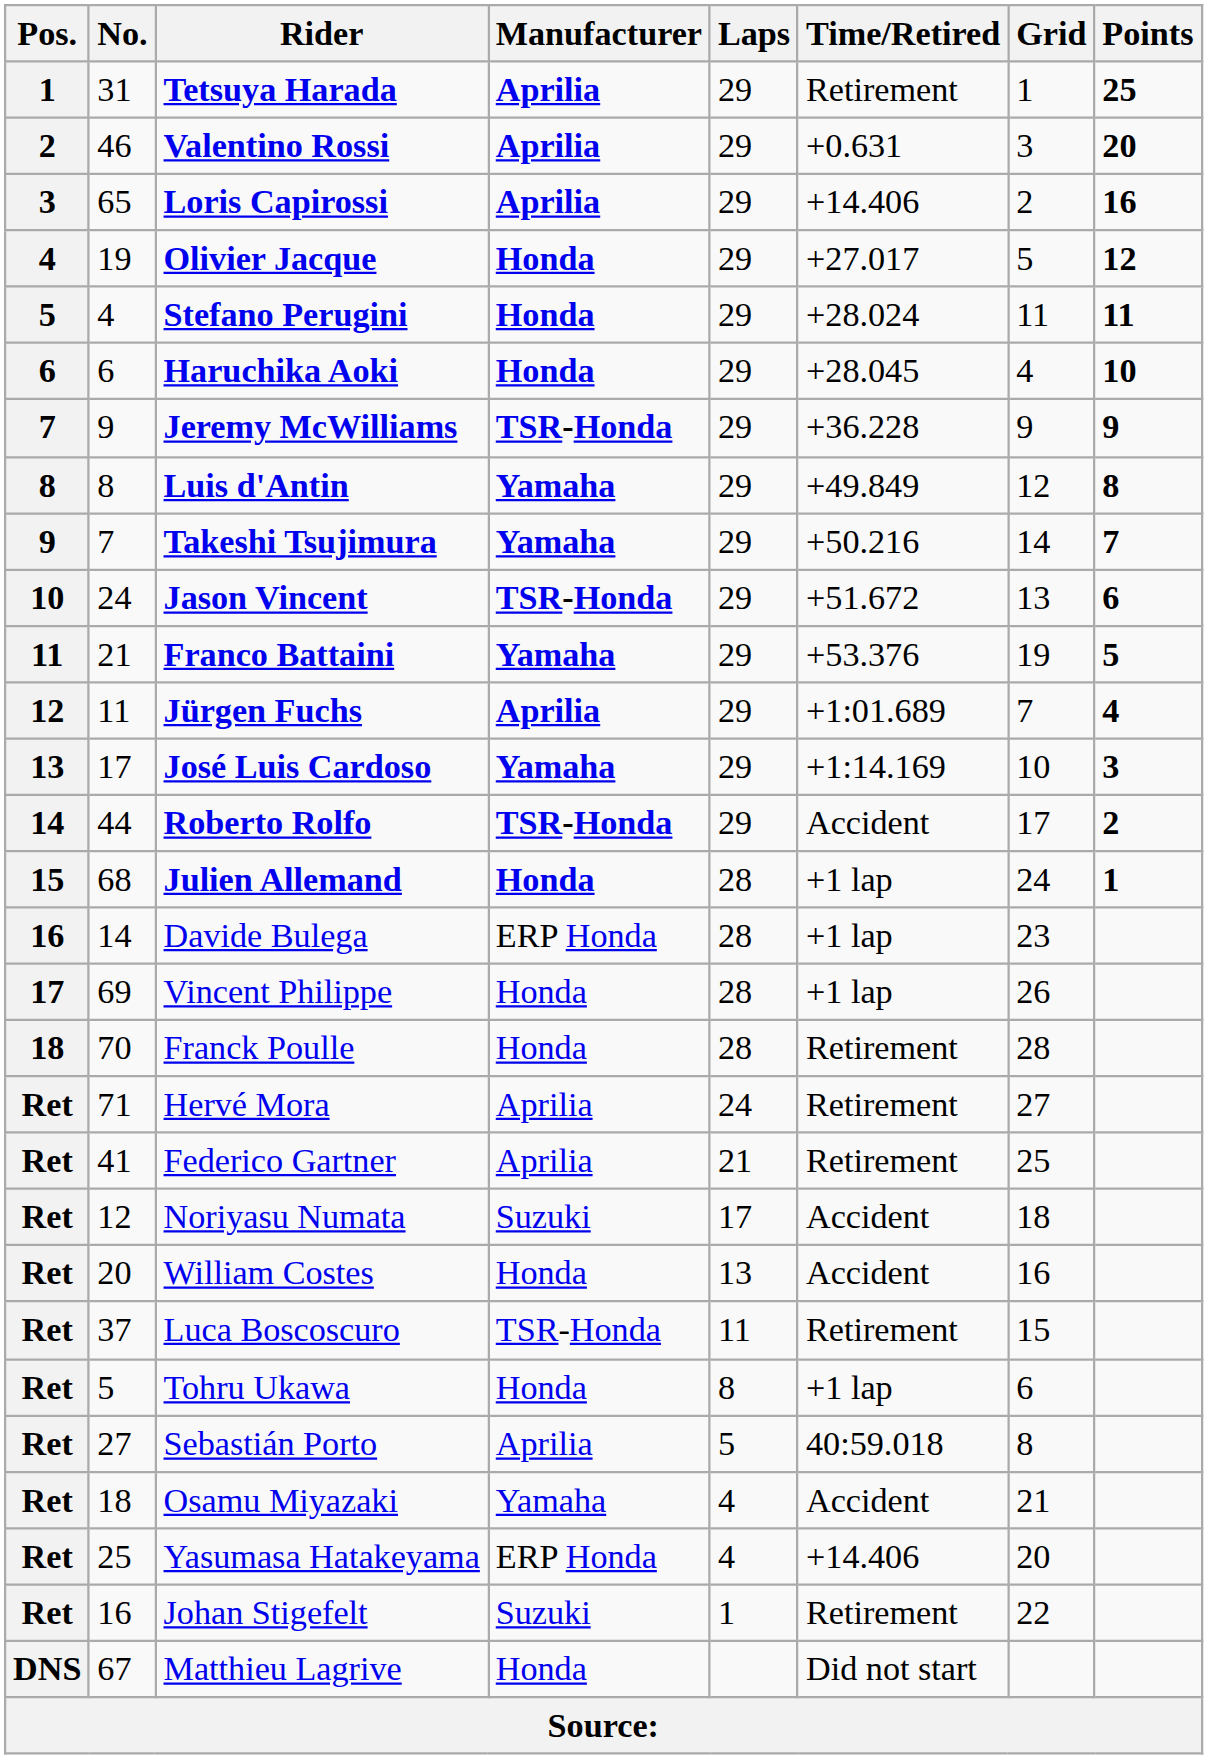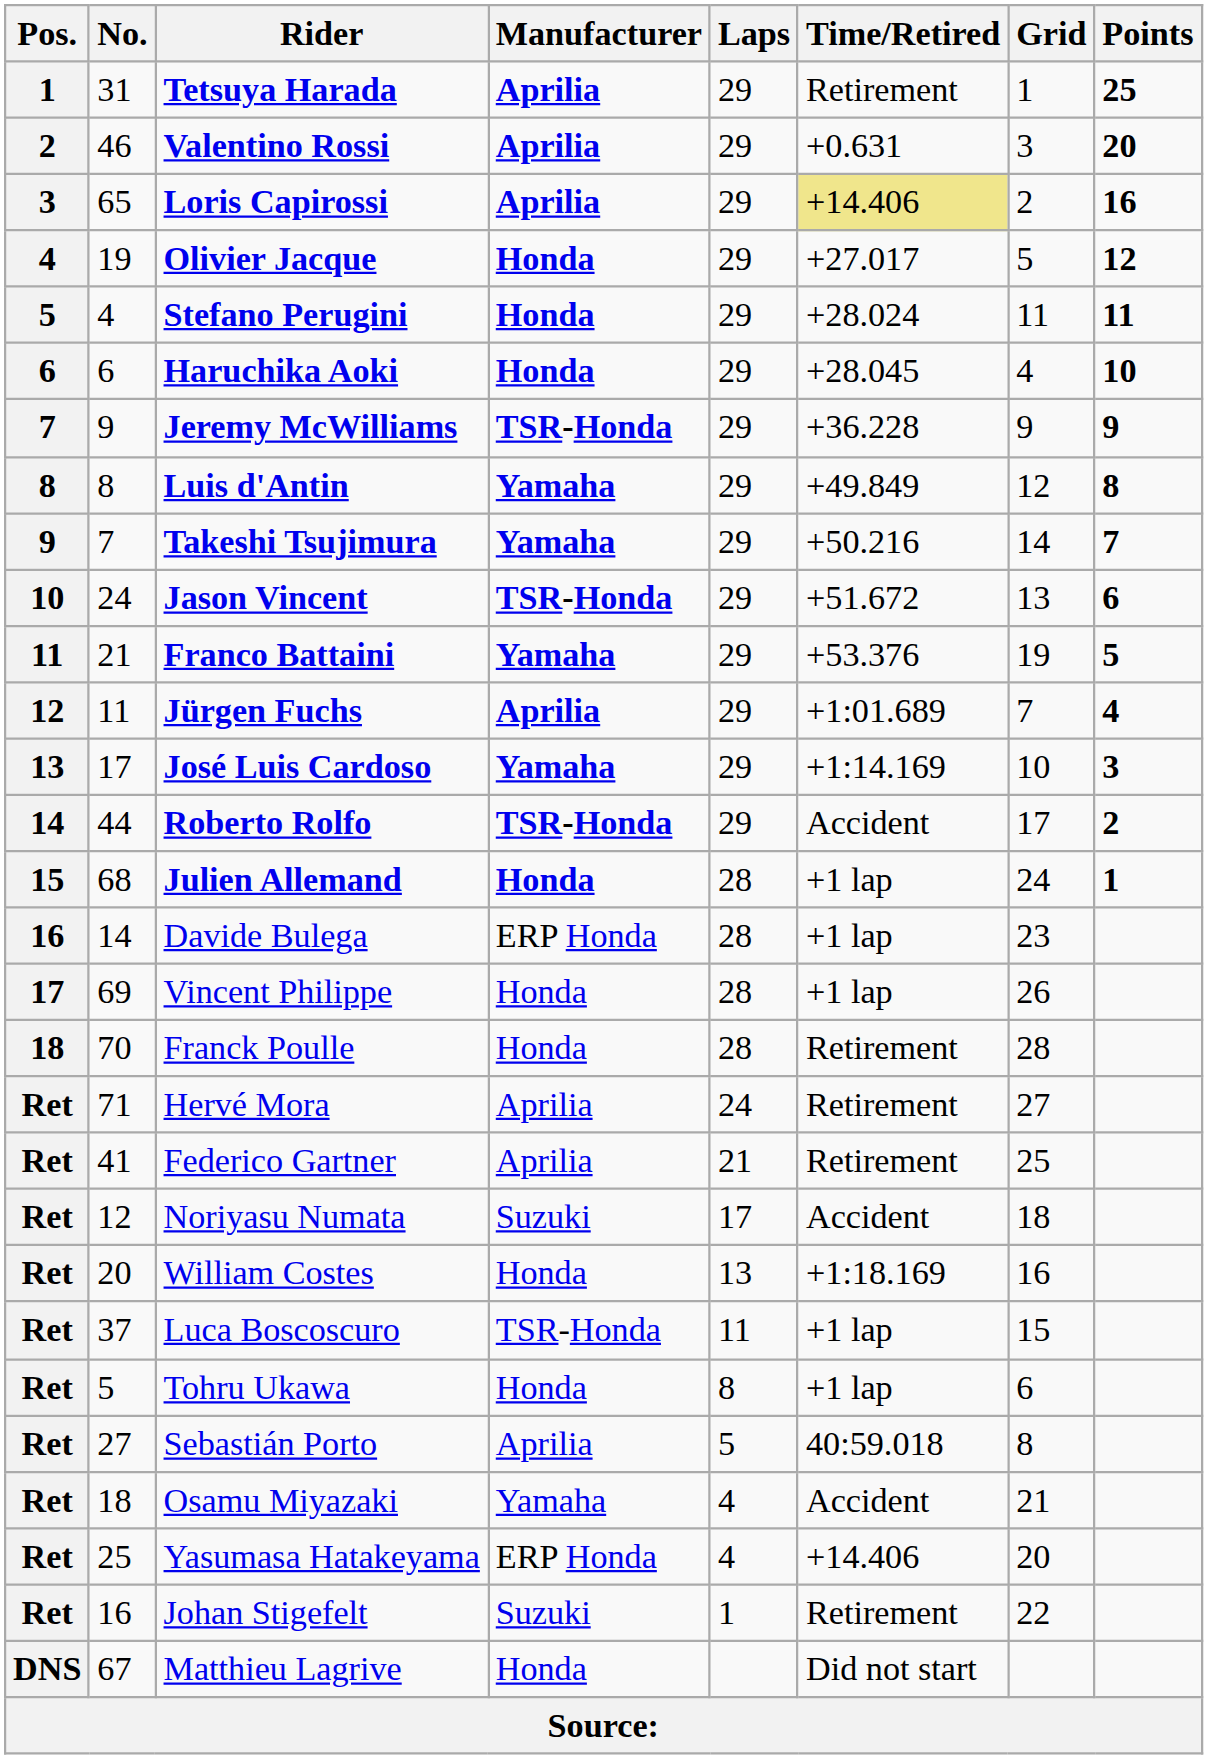(863, 202) no background -> (863, 202) khaki background
(868, 1273) Accident -> (876, 1273) +1:18.169
(882, 1329) Retirement -> (849, 1329) +1 lap
